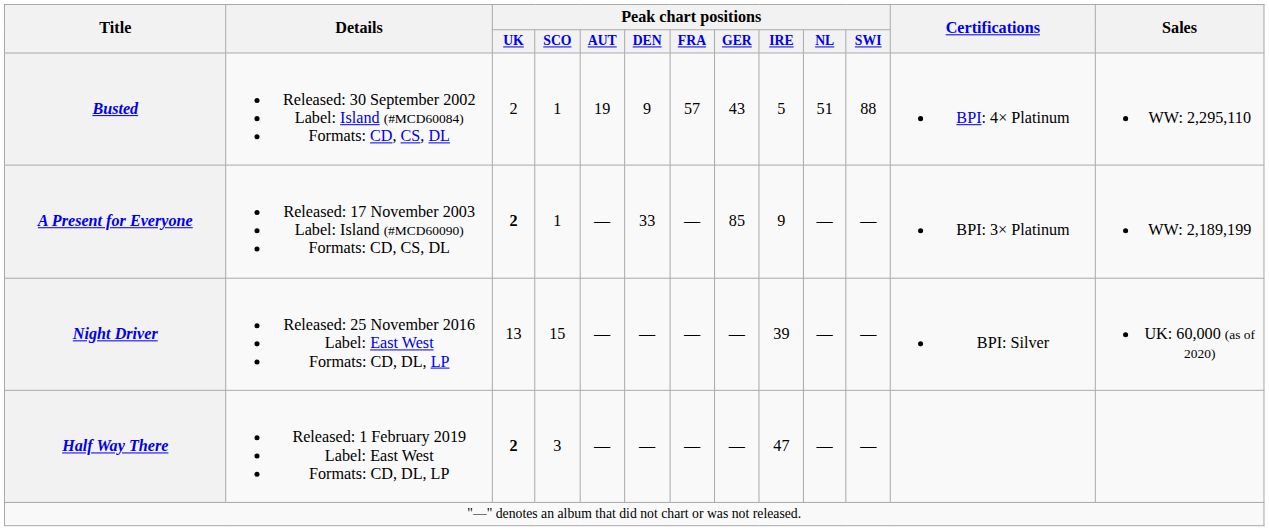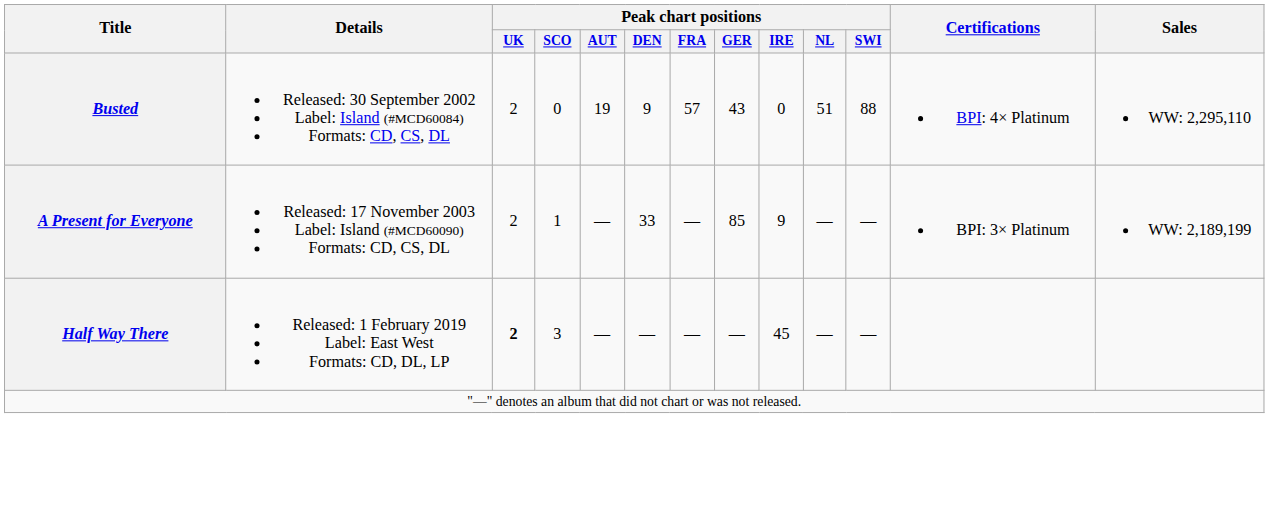(557, 109) 1 -> (557, 109) 0
(781, 109) 5 -> (781, 109) 0
(513, 221) bold -> (513, 221) normal
- row: (115, 334)
(781, 446) 47 -> (781, 334) 45
